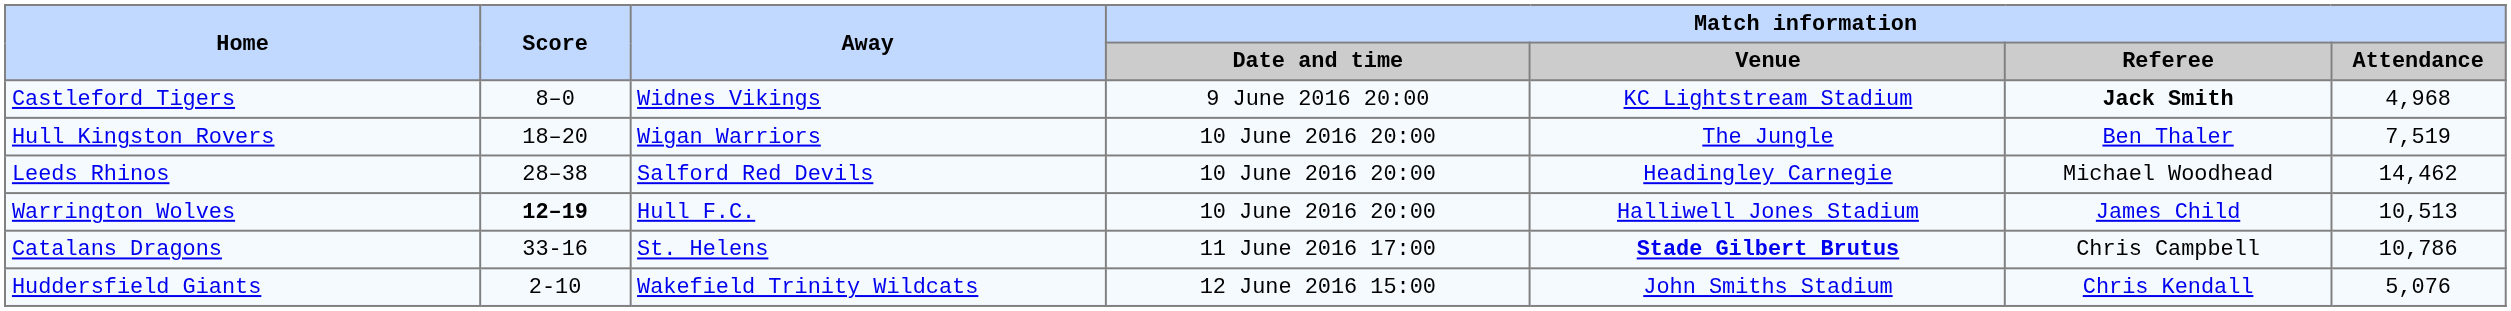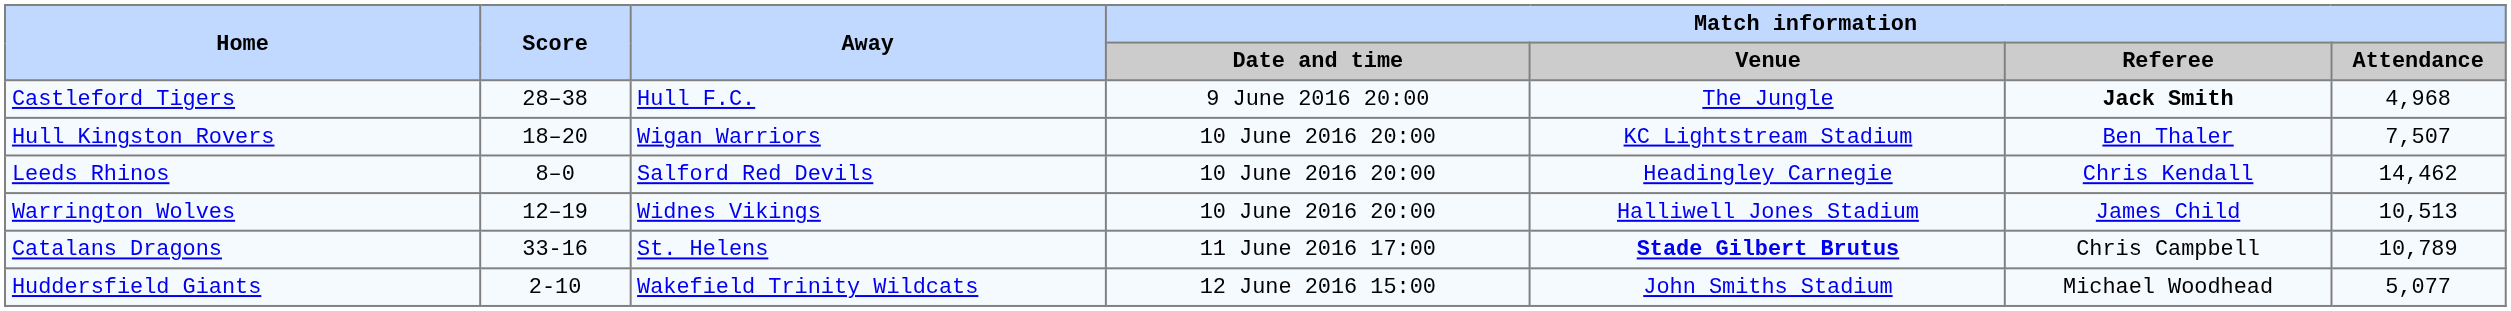(555, 99) 8–0 -> (555, 99) 28–38
(729, 99) Widnes Vikings -> (696, 99) Hull F.C.
(1768, 99) KC Lightstream Stadium -> (1768, 99) The Jungle
(1768, 137) The Jungle -> (1768, 137) KC Lightstream Stadium
(2418, 137) 7,519 -> (2418, 137) 7,507
(555, 174) 28–38 -> (555, 174) 8–0
(2168, 174) Michael Woodhead -> (2168, 174) Chris Kendall
(555, 212) bold -> (555, 212) normal
(696, 212) Hull F.C. -> (729, 212) Widnes Vikings
(2418, 250) 10,786 -> (2418, 250) 10,789
(2168, 287) Chris Kendall -> (2168, 287) Michael Woodhead
(2418, 287) 5,076 -> (2418, 287) 5,077
